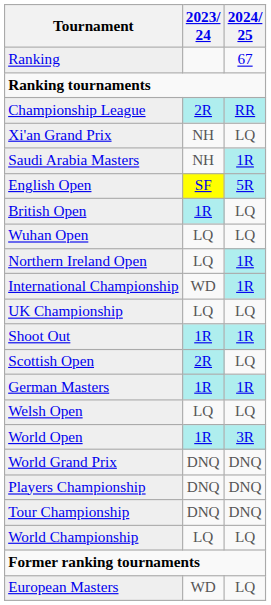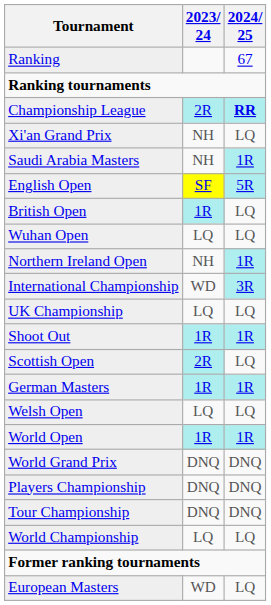(245, 109) normal -> (245, 109) bold
(203, 260) LQ -> (203, 260) NH
(245, 285) 1R -> (245, 285) 3R
(245, 436) 3R -> (245, 436) 1R
